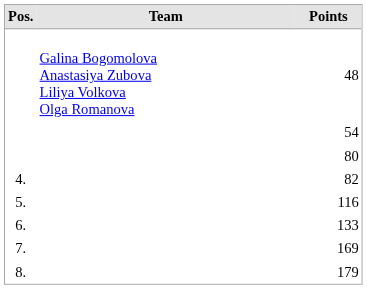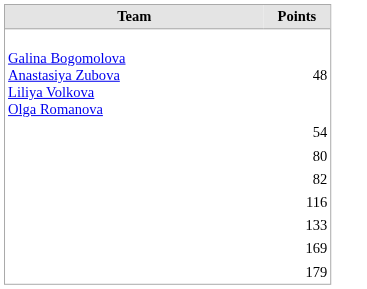- column: (21, 16)
